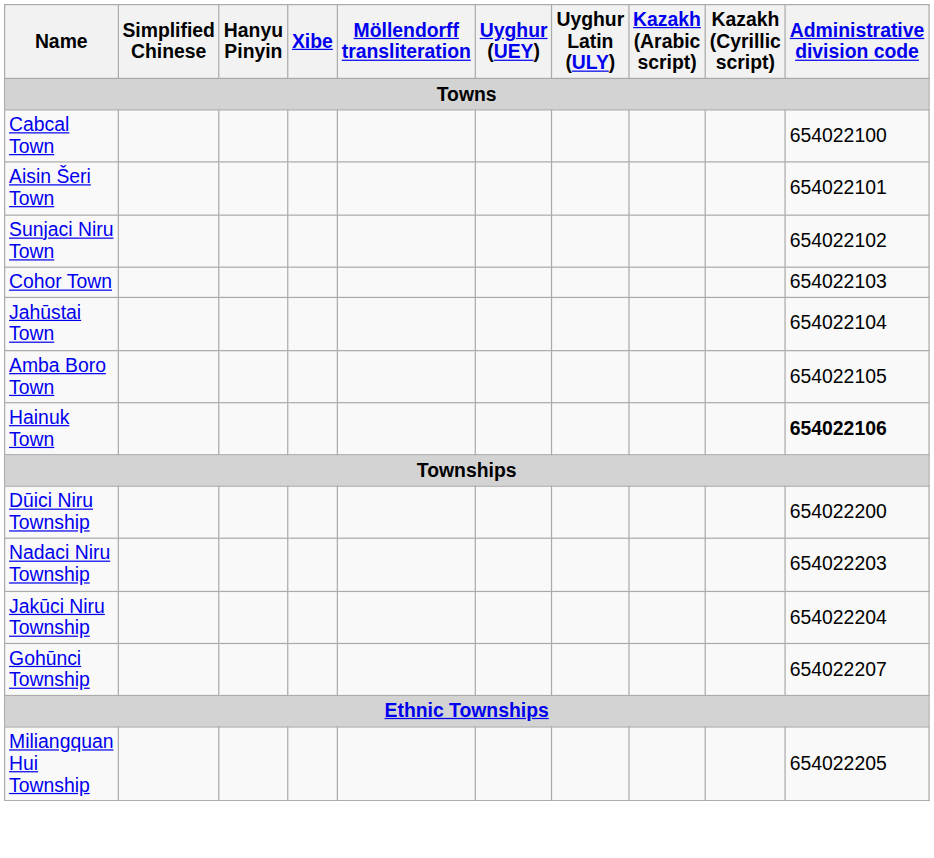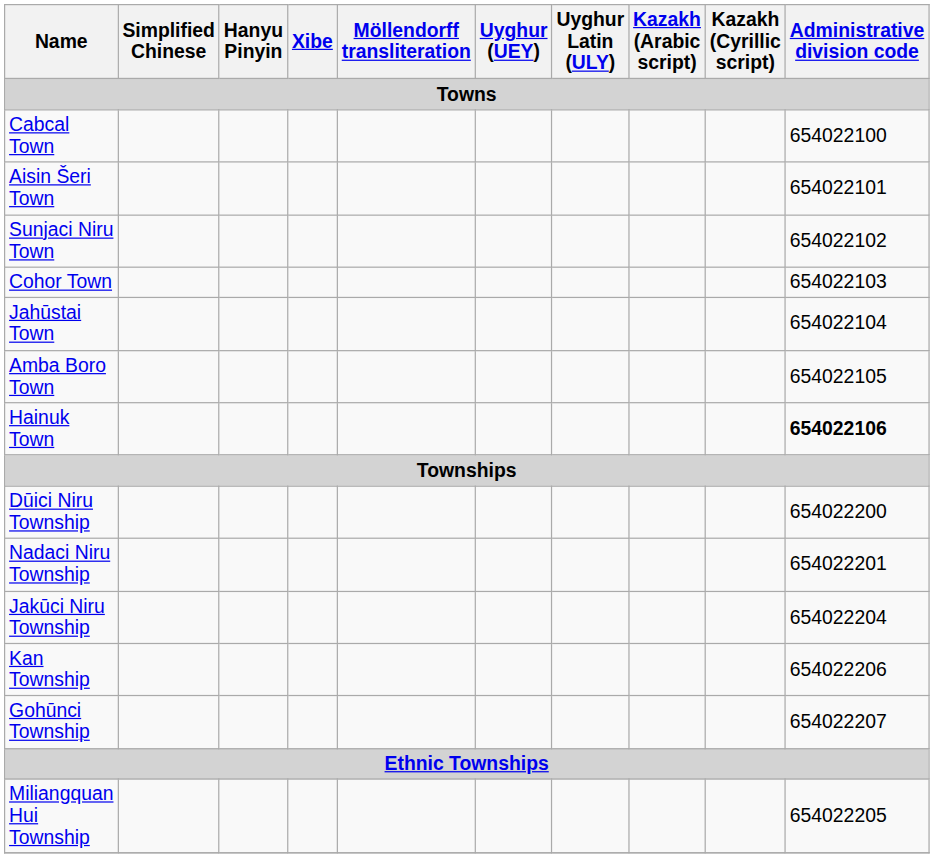(838, 564) 654022203 -> (838, 564) 654022201
+ row: (49, 669)
